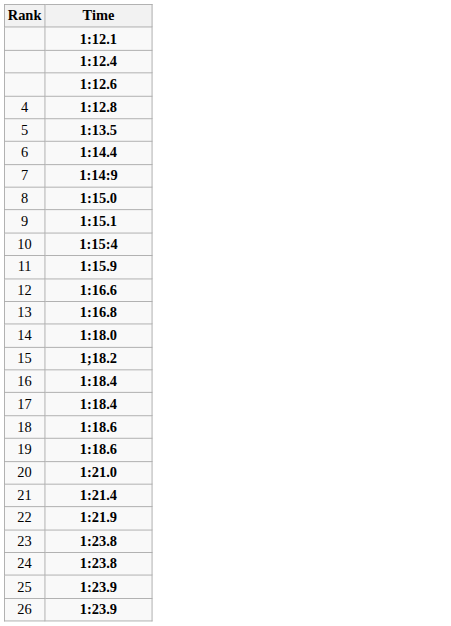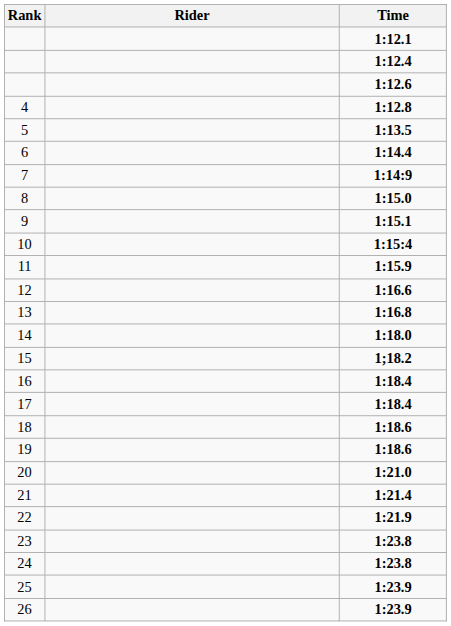+ column: (192, 15)
